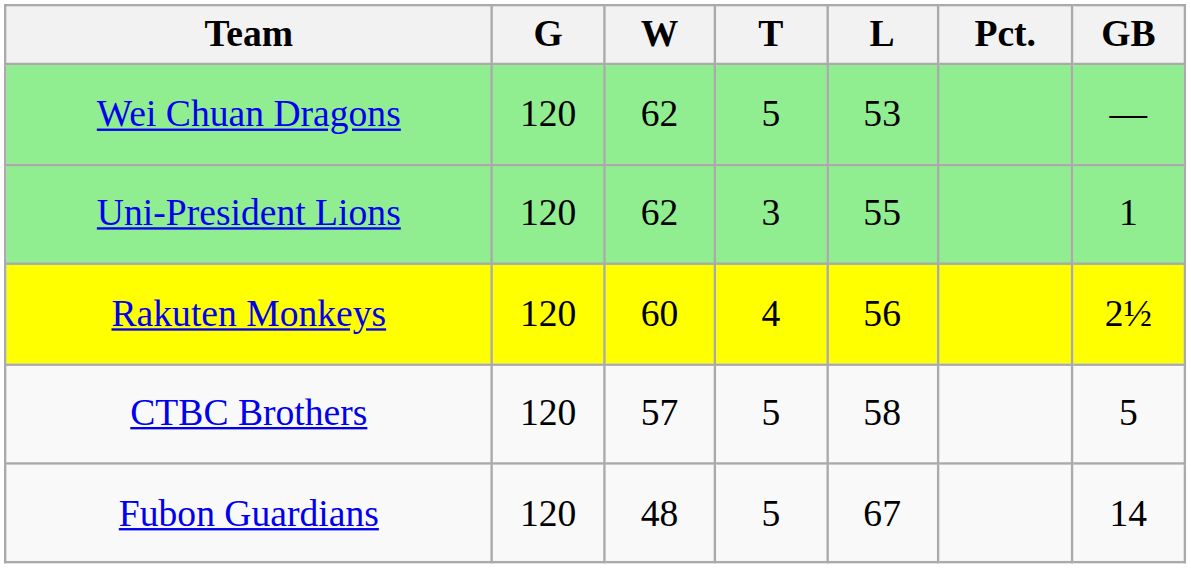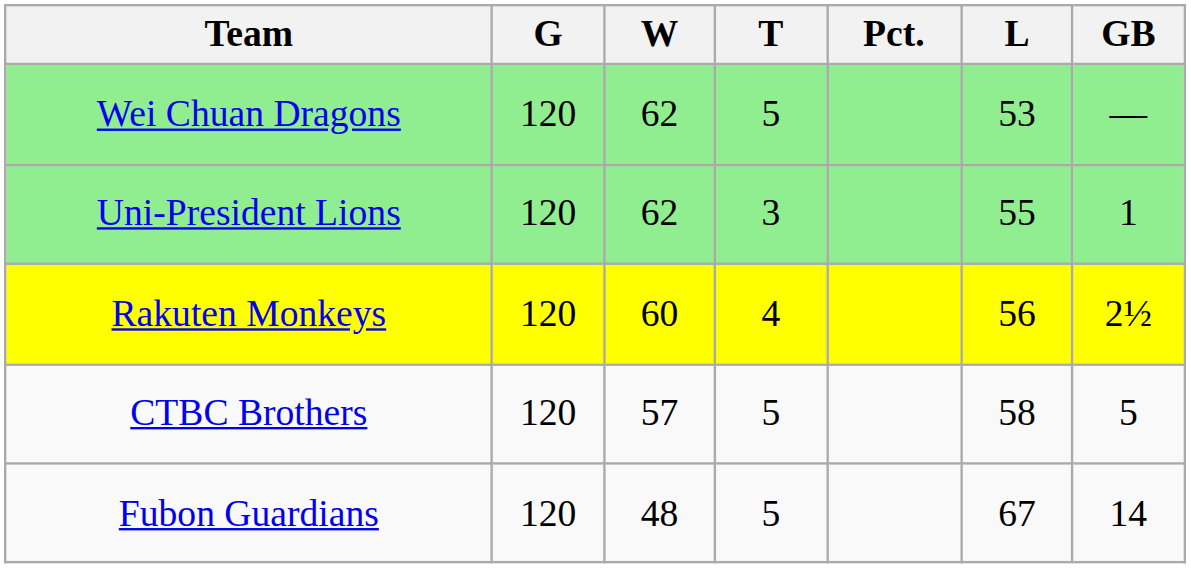columns swapped: (882, 34) <-> (1005, 34)
